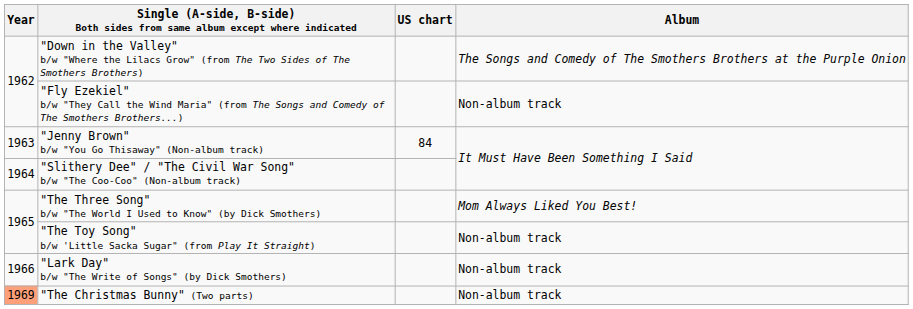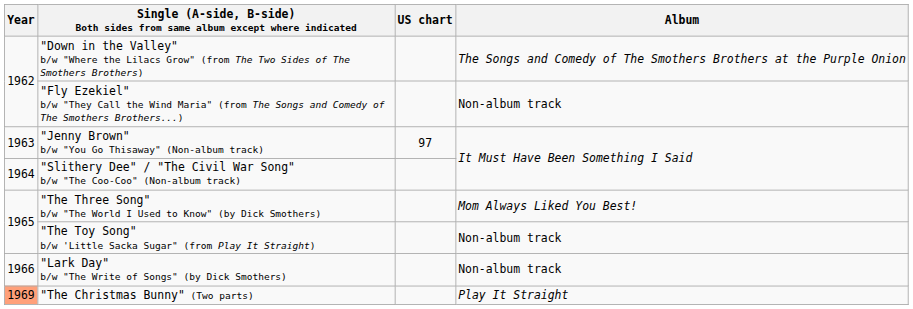(425, 142) 84 -> (425, 142) 97
(510, 295) Non-album track -> (513, 295) Play It Straight
